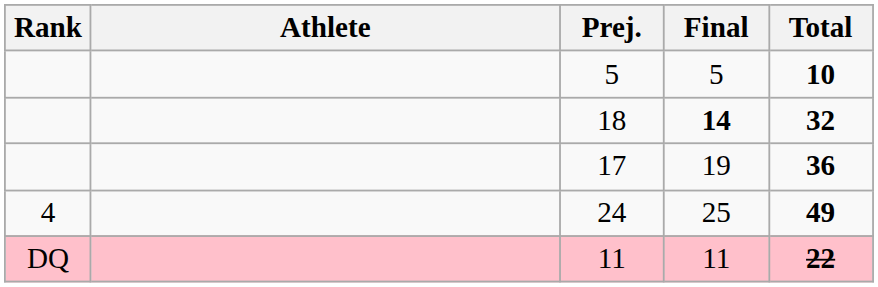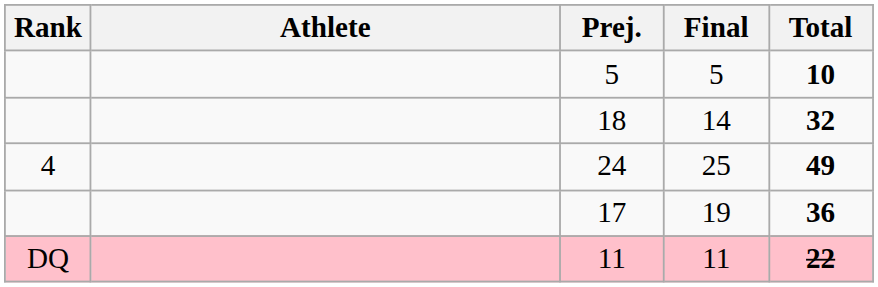(716, 119) bold -> (716, 119) normal
rows swapped: (612, 166) <-> (612, 212)
